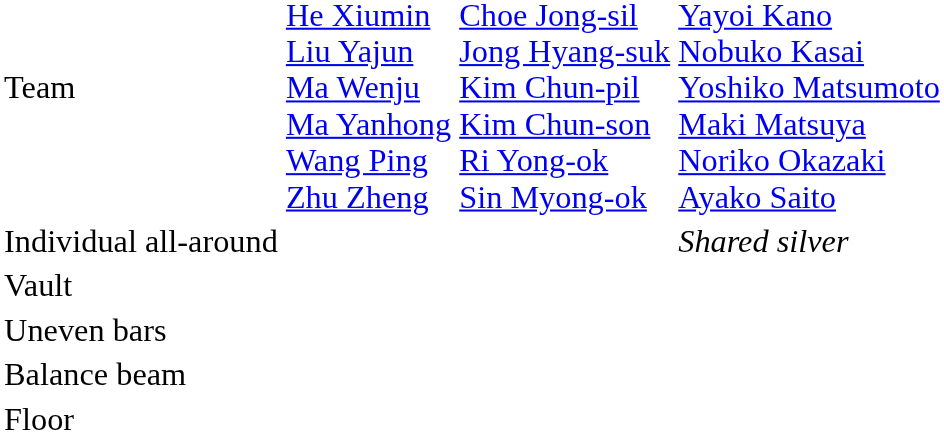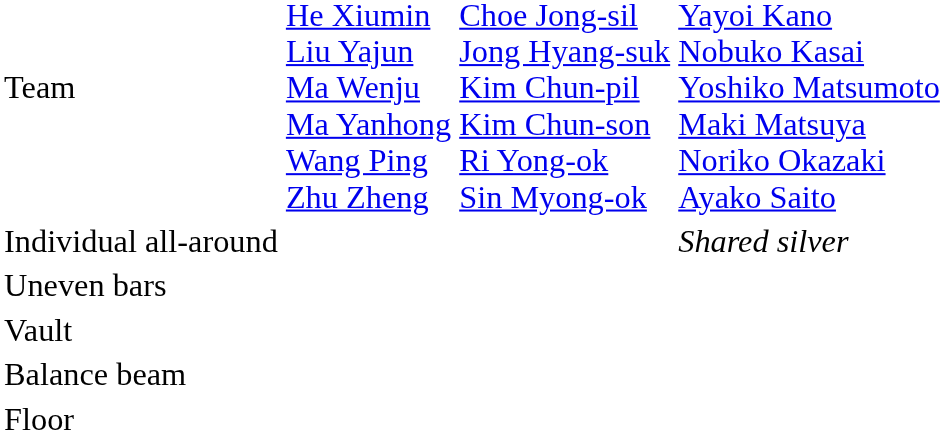rows swapped: (38, 285) <-> (85, 330)
